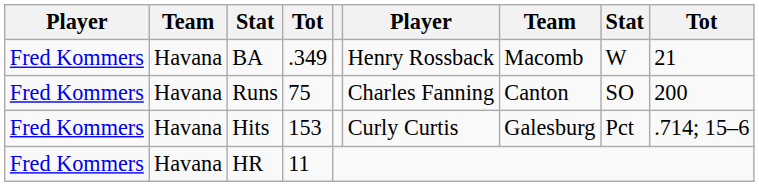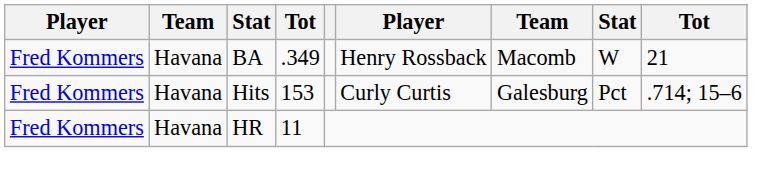- row: (255, 92)
